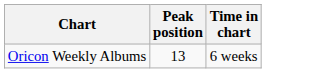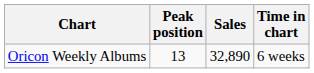+ column: (230, 24)
